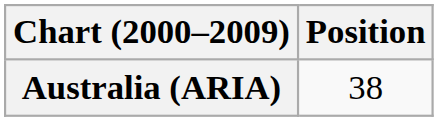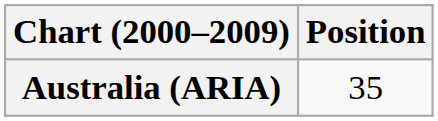(366, 87) 38 -> (366, 87) 35
